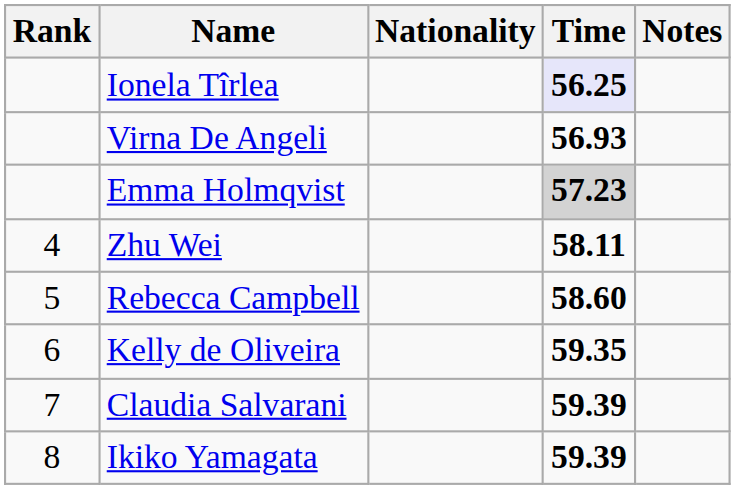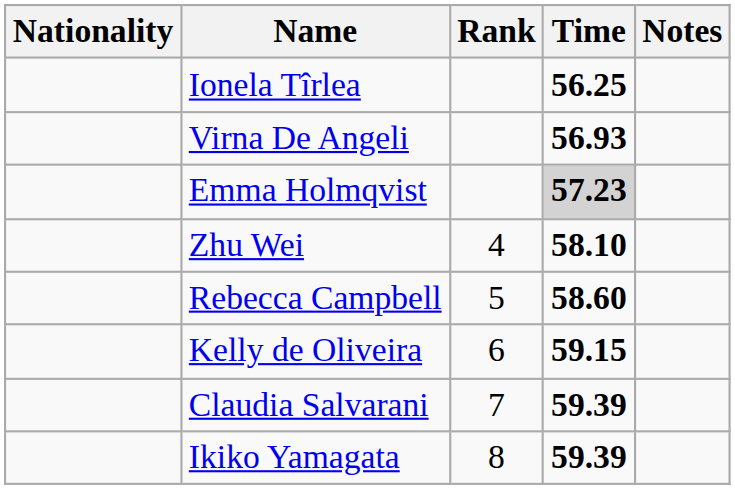columns swapped: (52, 31) <-> (455, 31)
(589, 84) lavender background -> (589, 84) no background
(589, 244) 58.11 -> (589, 244) 58.10
(589, 350) 59.35 -> (589, 350) 59.15
